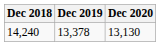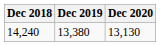(74, 32) 13,378 -> (74, 32) 13,380
